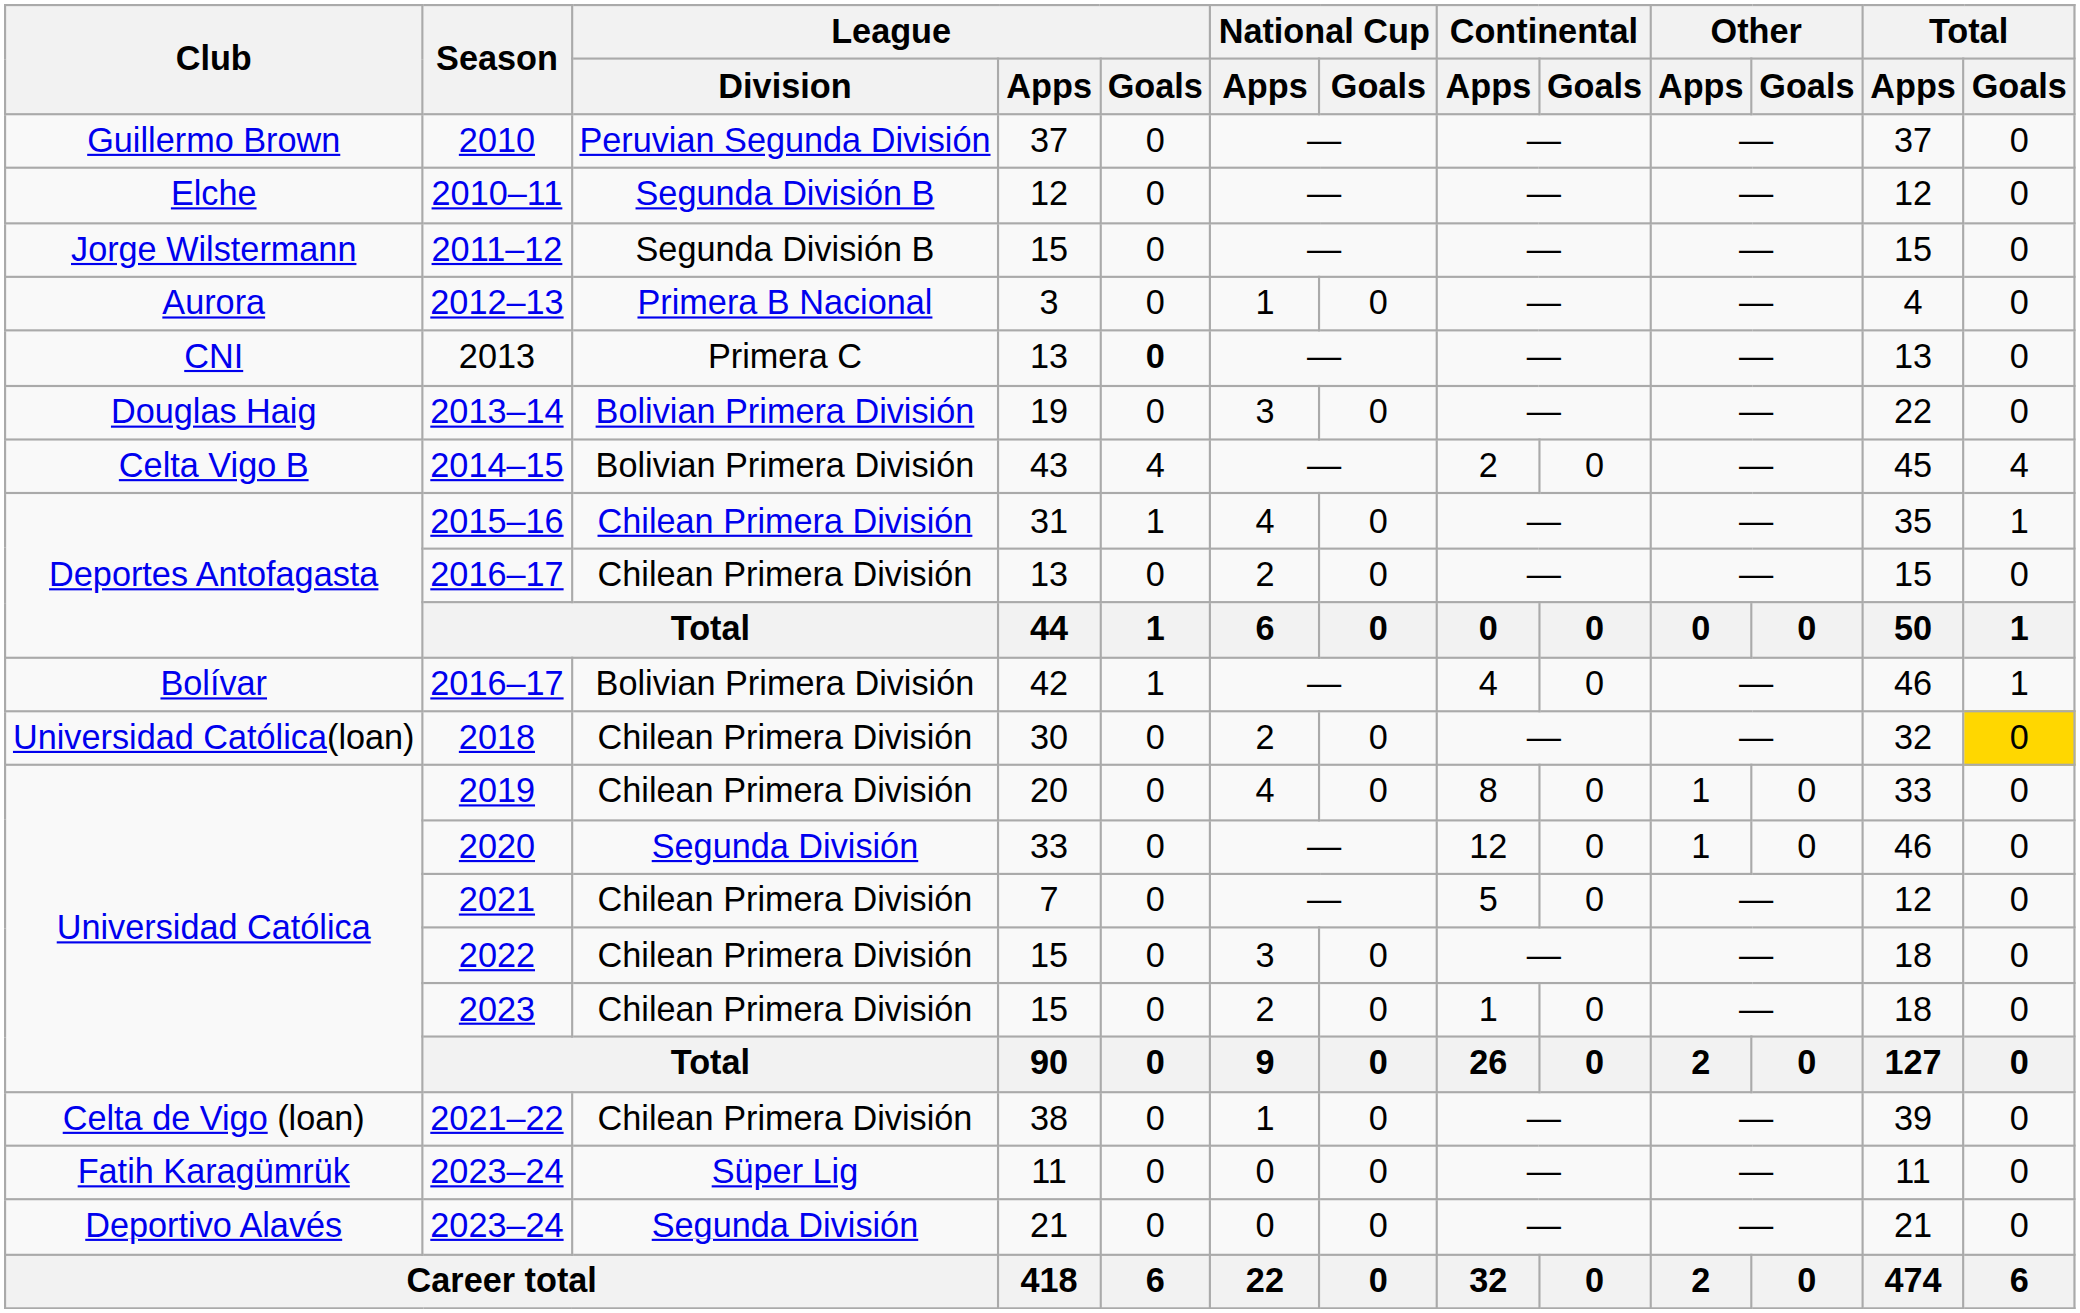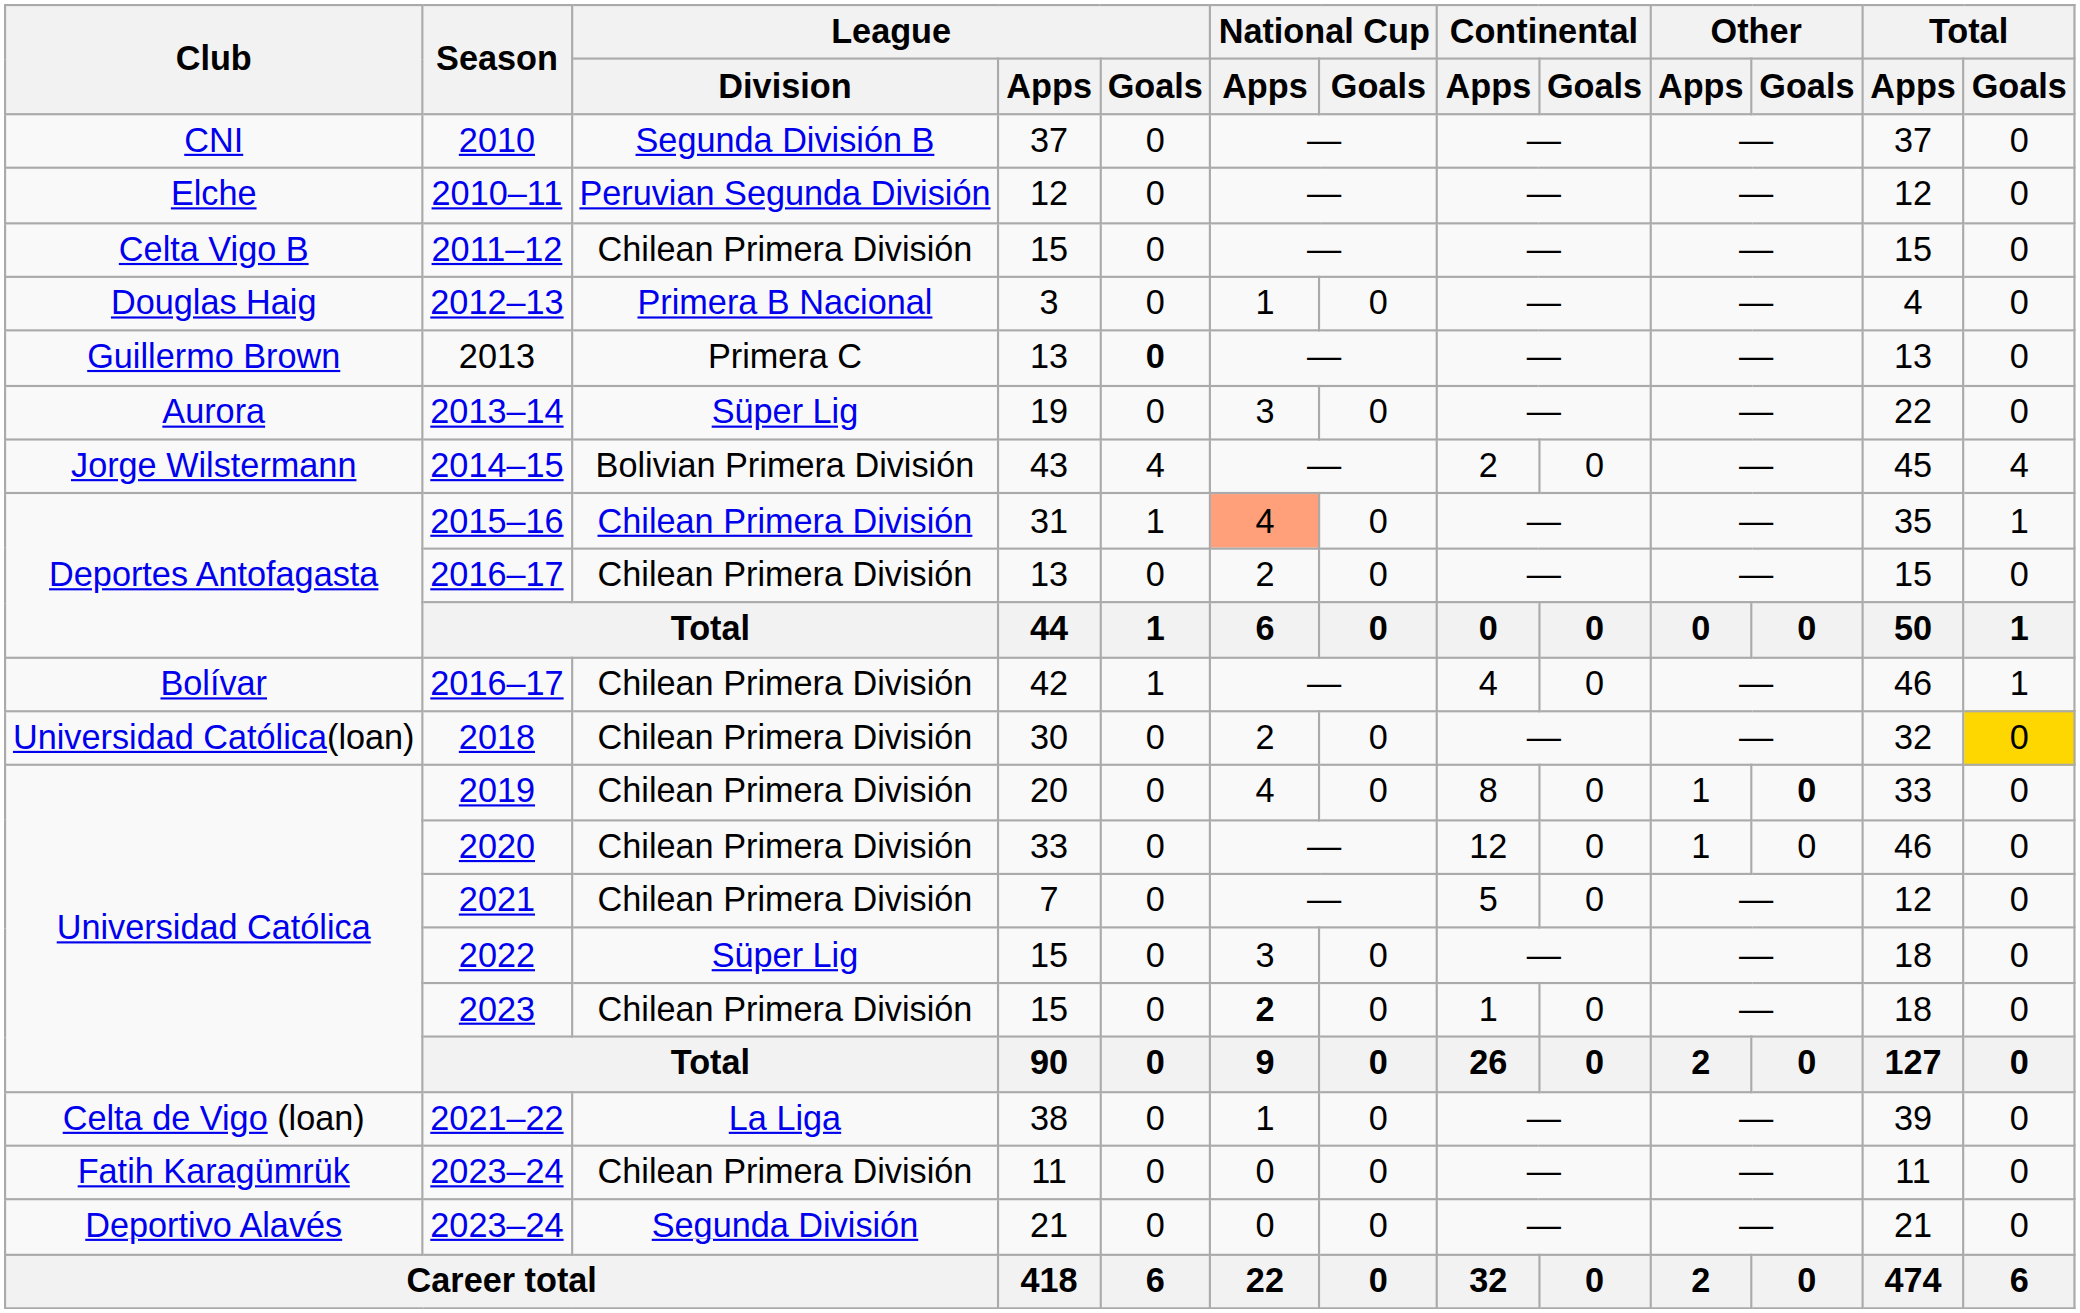(214, 140) Guillermo Brown -> (214, 140) CNI
(785, 140) Peruvian Segunda División -> (785, 140) Segunda División B
(785, 194) Segunda División B -> (785, 194) Peruvian Segunda División
(214, 248) Jorge Wilstermann -> (214, 248) Celta Vigo B
(785, 248) Segunda División B -> (785, 248) Chilean Primera División
(214, 303) Aurora -> (214, 303) Douglas Haig
(214, 357) CNI -> (214, 357) Guillermo Brown
(214, 411) Douglas Haig -> (214, 411) Aurora
(785, 411) Bolivian Primera División -> (785, 411) Süper Lig
(214, 466) Celta Vigo B -> (214, 466) Jorge Wilstermann
(1265, 520) no background -> (1265, 520) lightsalmon background
(785, 683) Bolivian Primera División -> (785, 683) Chilean Primera División
(1807, 791) normal -> (1807, 791) bold
(785, 846) Segunda División -> (785, 846) Chilean Primera División
(785, 954) Chilean Primera División -> (785, 954) Süper Lig
(1265, 1009) normal -> (1265, 1009) bold
(785, 1117) Chilean Primera División -> (785, 1117) La Liga
(785, 1172) Süper Lig -> (785, 1172) Chilean Primera División
